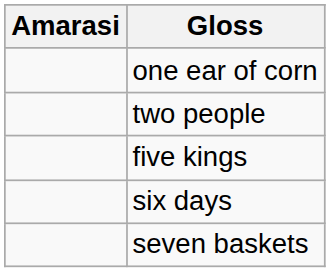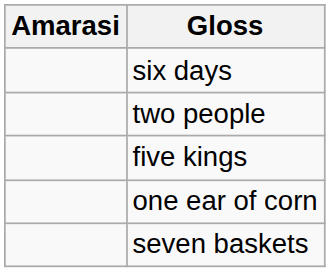rows swapped: (225, 69) <-> (182, 200)
